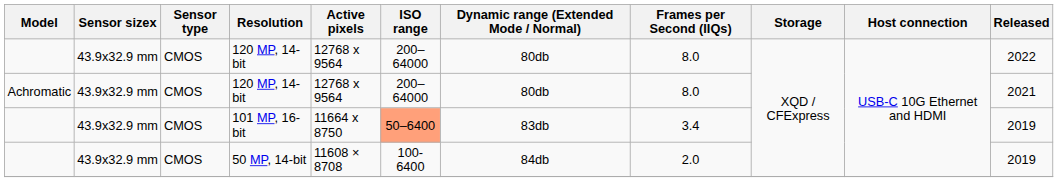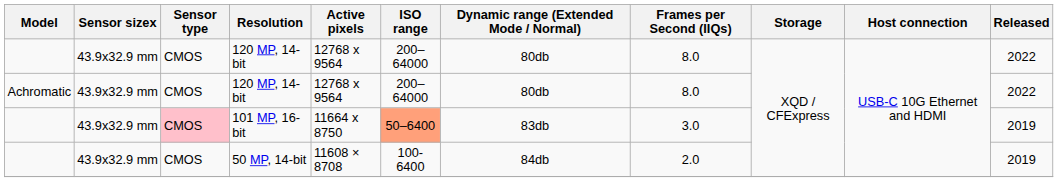(1022, 91) 2021 -> (1022, 91) 2022
(183, 125) no background -> (183, 125) pink background
(691, 125) 3.4 -> (691, 125) 3.0
